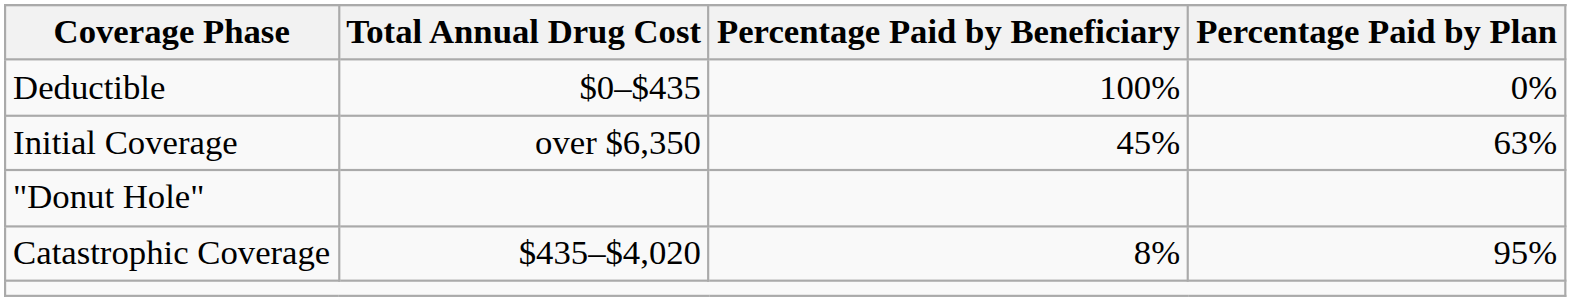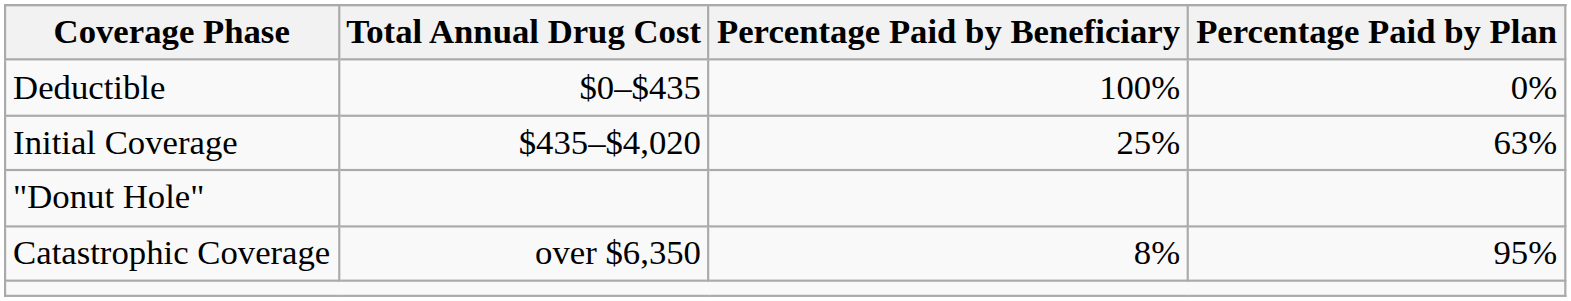(618, 142) over $6,350 -> (610, 142) $435–$4,020
(1148, 142) 45% -> (1148, 142) 25%
(610, 252) $435–$4,020 -> (618, 252) over $6,350
